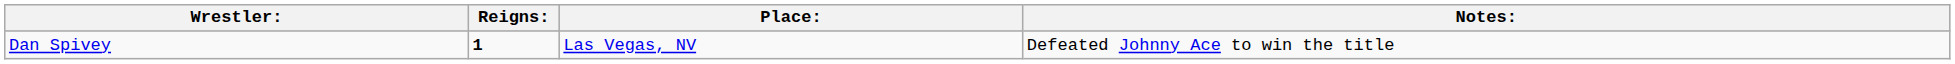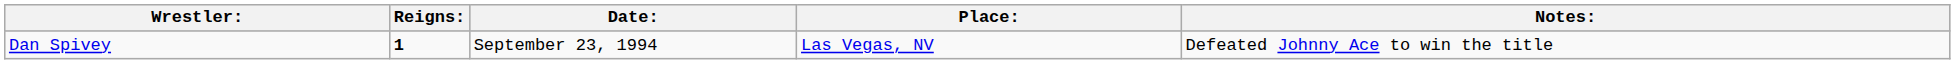+ column: (633, 18)
